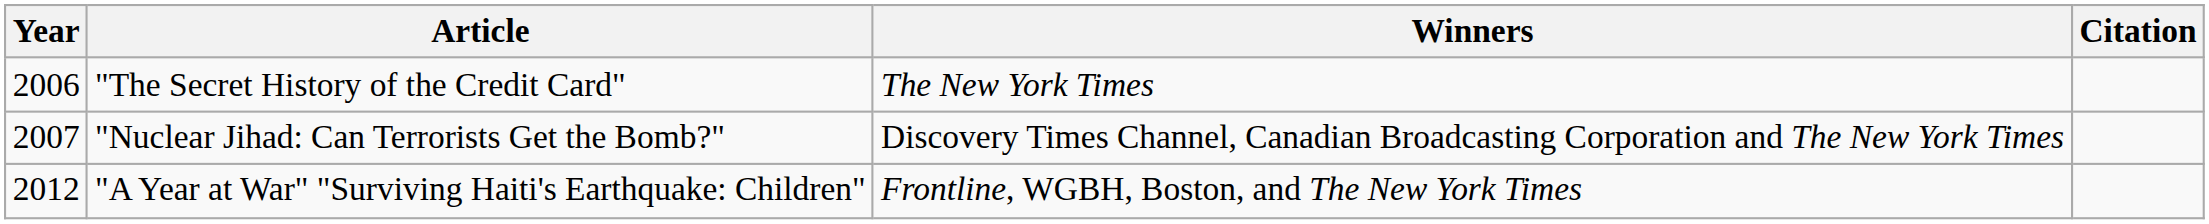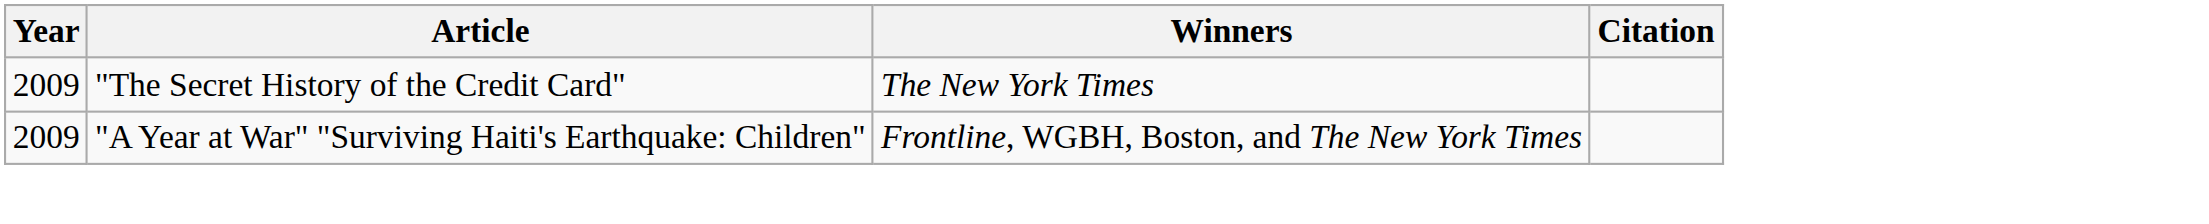(46, 84) 2006 -> (46, 84) 2009
- row: (410, 137)
(46, 190) 2012 -> (46, 137) 2009
